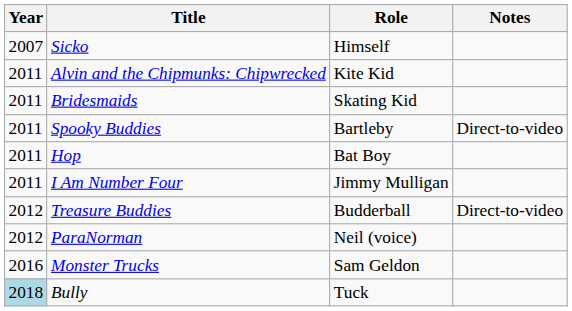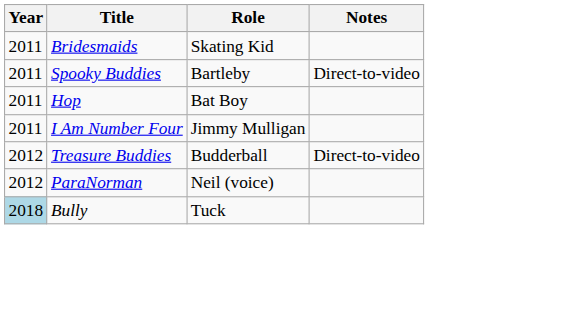- row: (70, 45)
- row: (188, 73)
- row: (105, 264)
